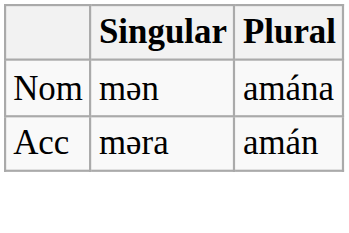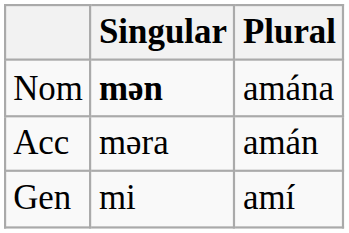(129, 87) normal -> (131, 87) bold
+ row: (42, 198)
